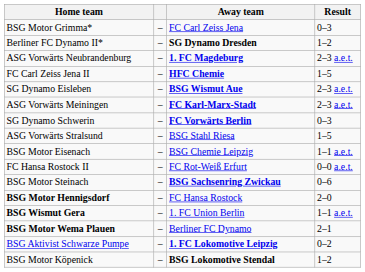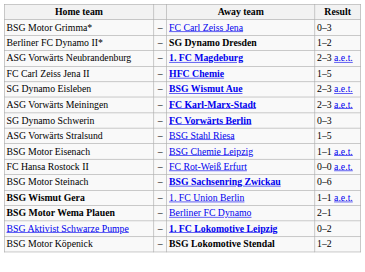- row: (58, 197)
